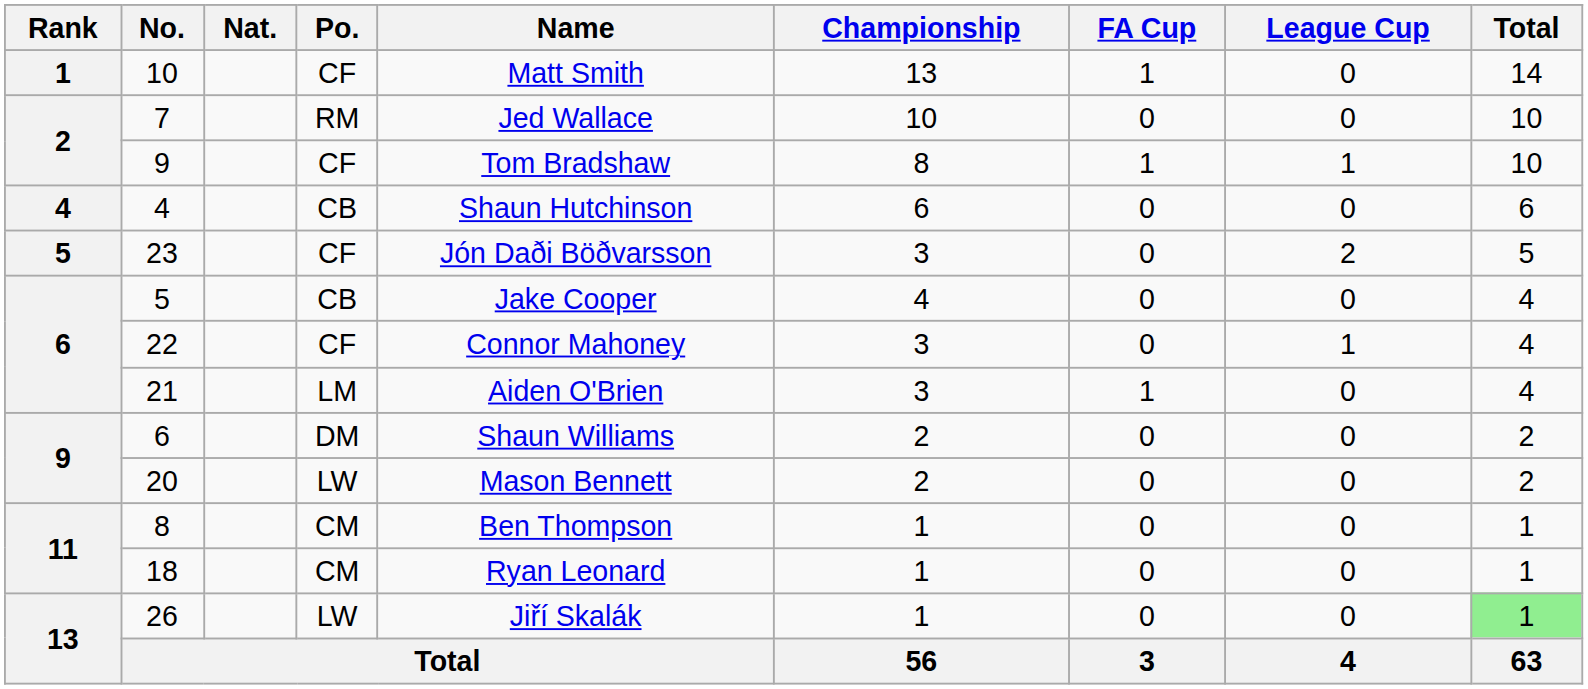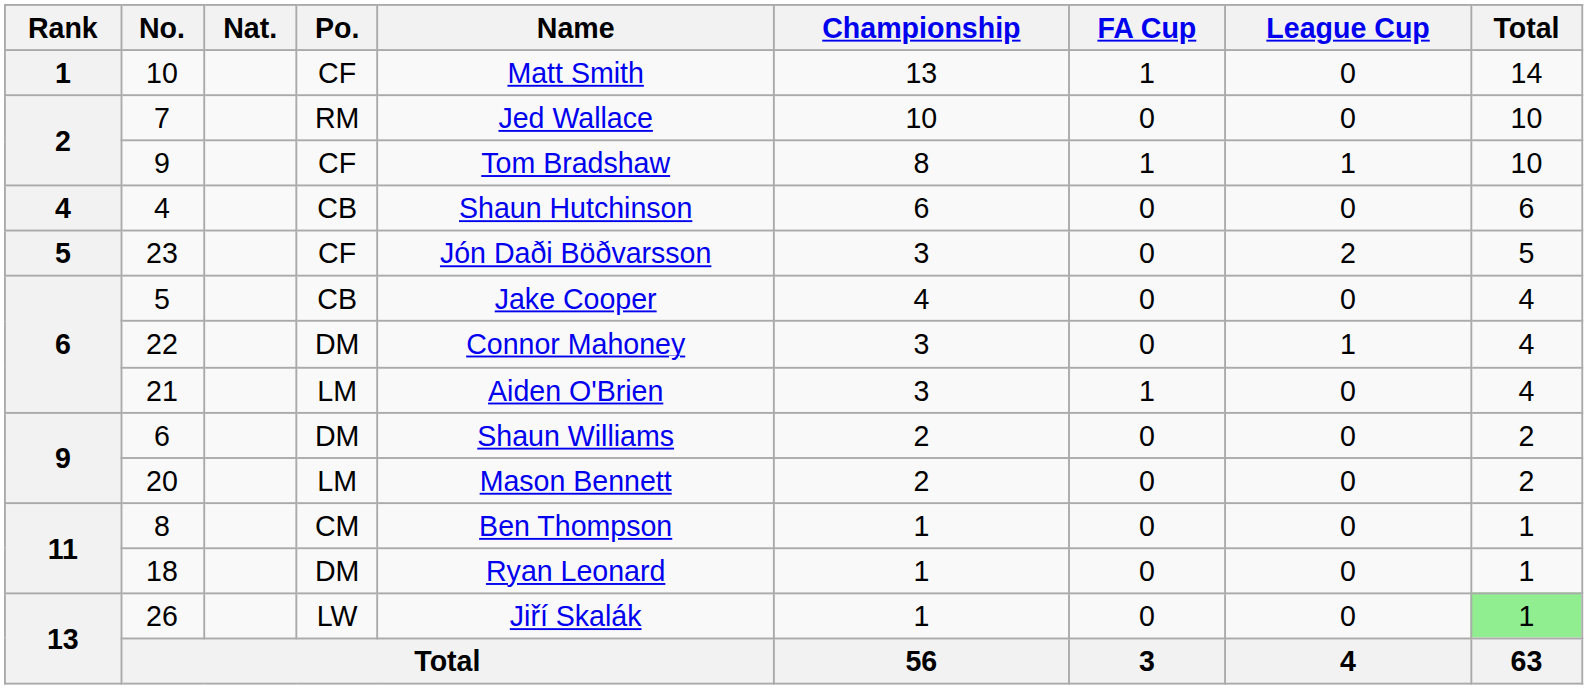(337, 344) CF -> (337, 344) DM
(337, 480) LW -> (337, 480) LM
(337, 571) CM -> (337, 571) DM
